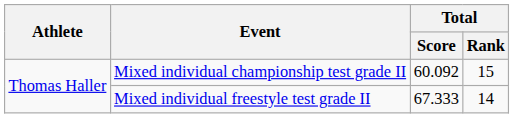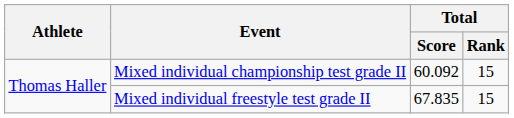(436, 99) 67.333 -> (436, 99) 67.835
(486, 99) 14 -> (486, 99) 15
